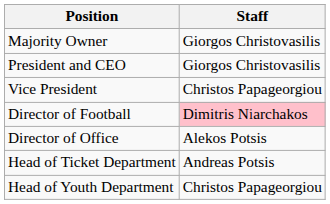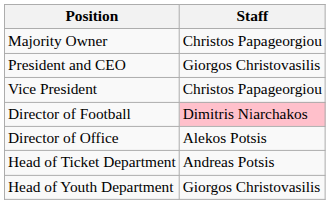(252, 41) Giorgos Christovasilis -> (252, 41) Christos Papageorgiou
(252, 187) Christos Papageorgiou -> (252, 187) Giorgos Christovasilis
